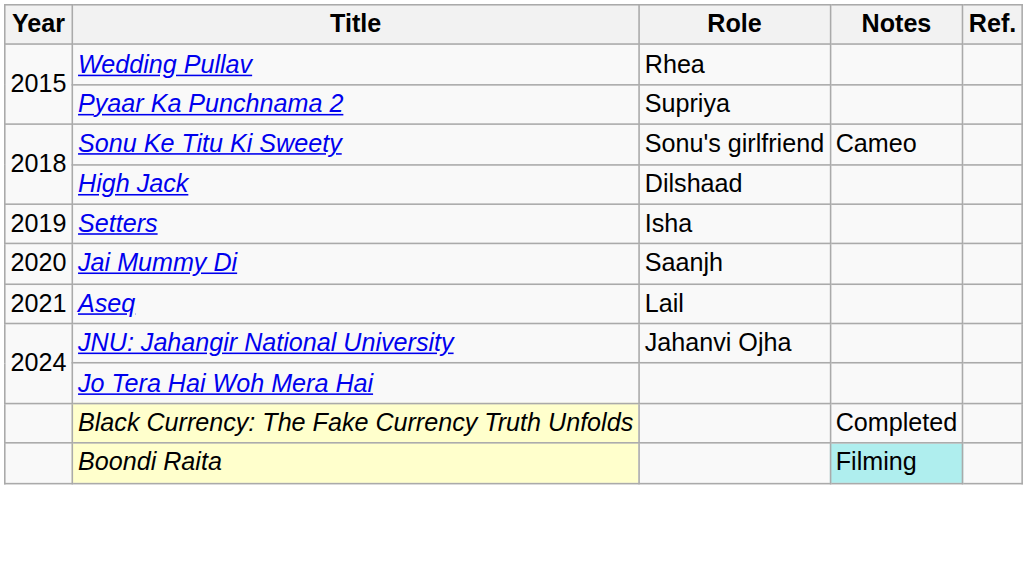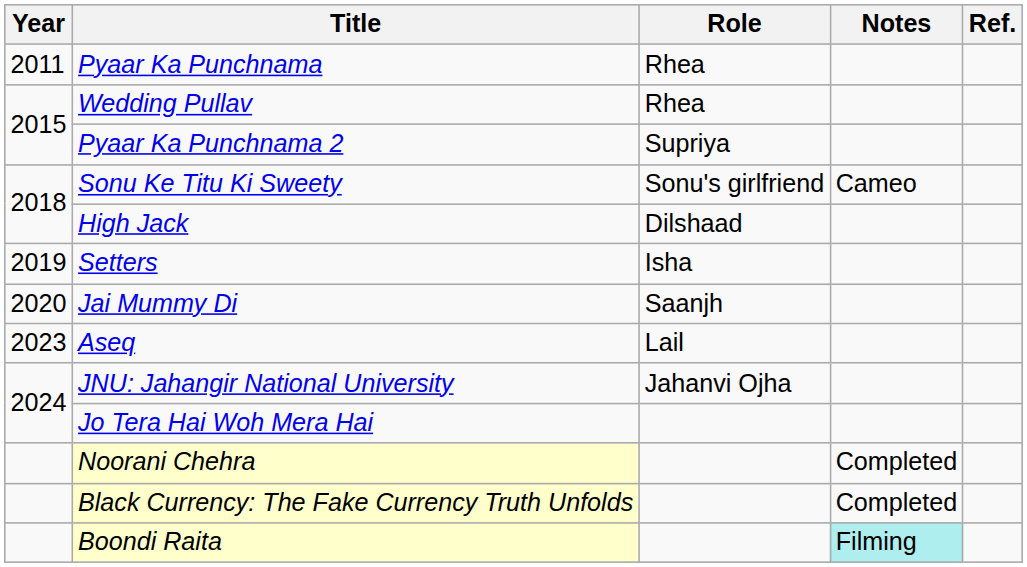+ row: (200, 64)
(39, 303) 2021 -> (39, 343) 2023
+ row: (167, 462)
